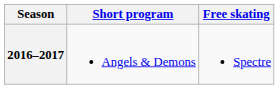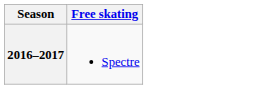- column: (133, 14)
